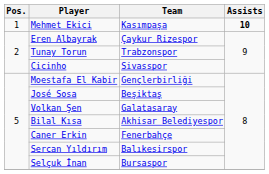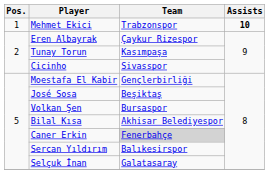(144, 25) Kasımpaşa -> (149, 25) Trabzonspor
(149, 53) Trabzonspor -> (144, 53) Kasımpaşa
(149, 108) Galatasaray -> (144, 108) Bursaspor
(147, 135) no background -> (147, 135) lightgrey background
(144, 163) Bursaspor -> (149, 163) Galatasaray
